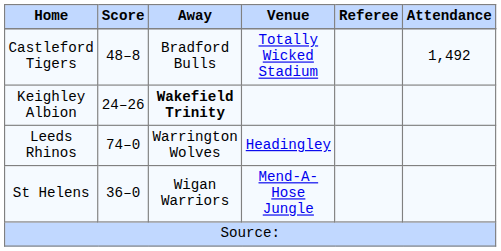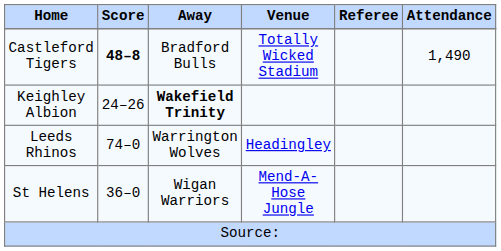(123, 57) normal -> (123, 57) bold
(449, 57) 1,492 -> (449, 57) 1,490
